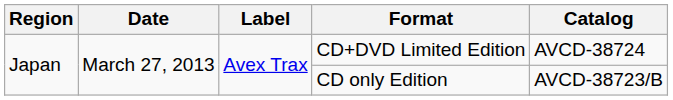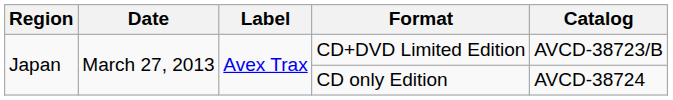(590, 49) AVCD-38724 -> (599, 49) AVCD-38723/B
(599, 79) AVCD-38723/B -> (590, 79) AVCD-38724
